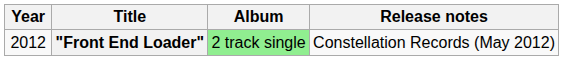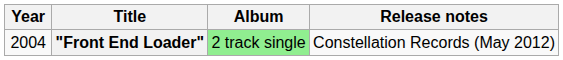(28, 42) 2012 -> (28, 42) 2004
